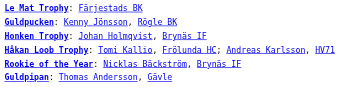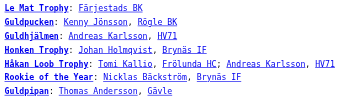+ row: (91, 36)
